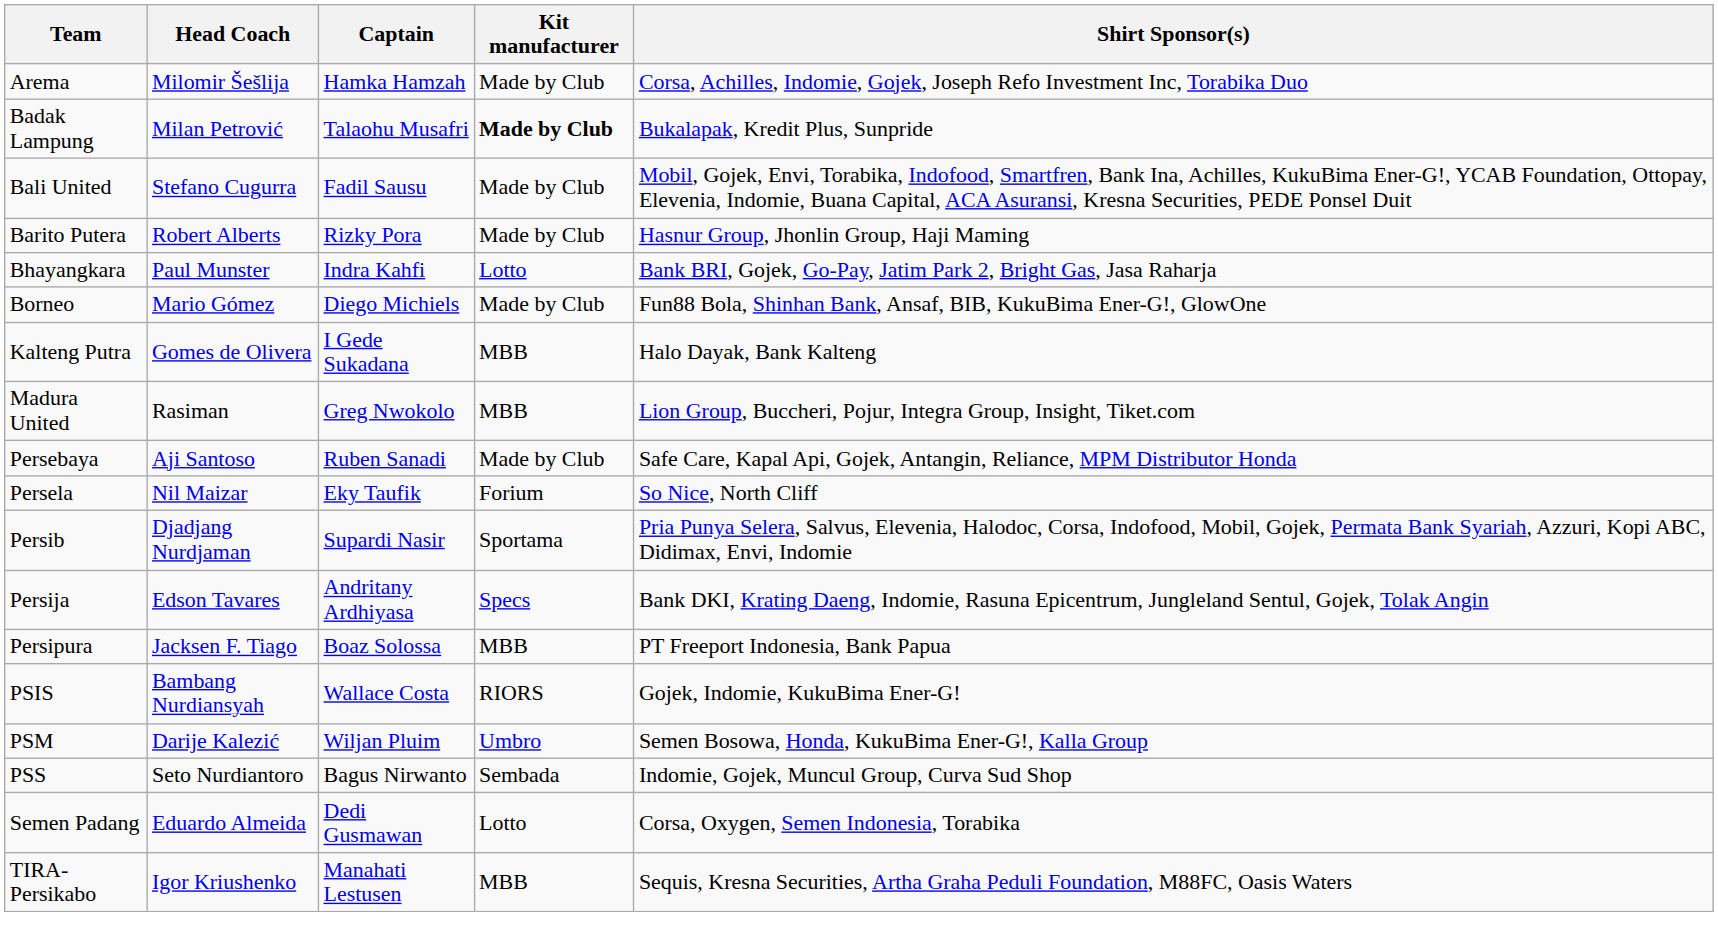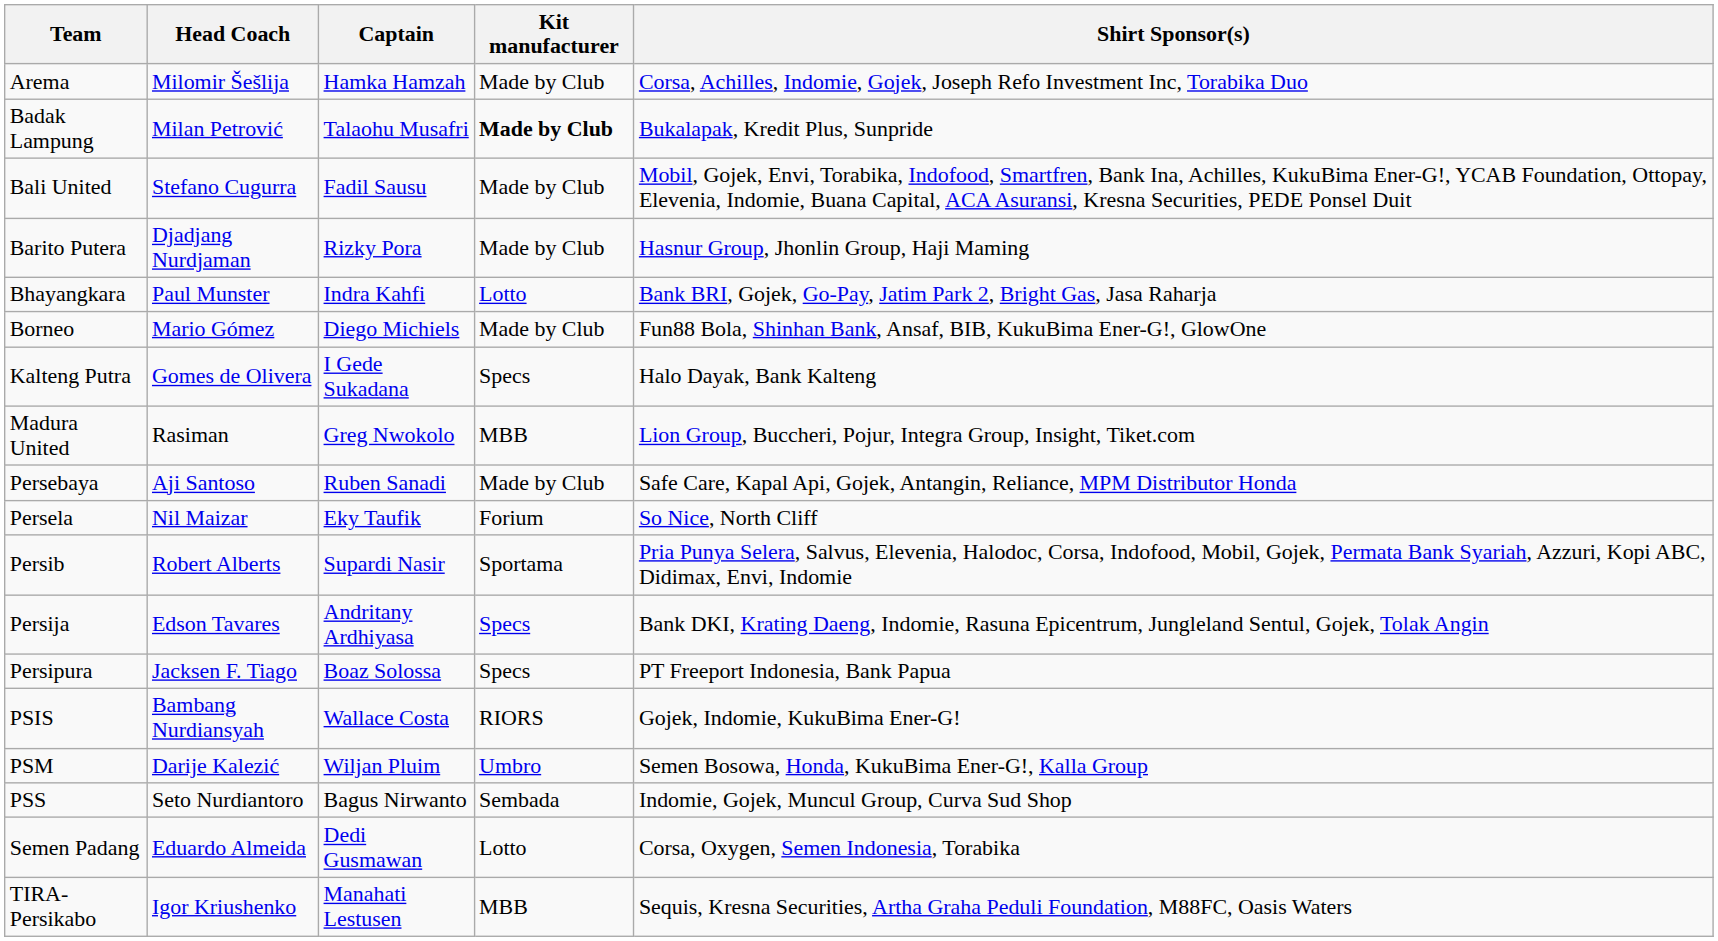(216, 234) Robert Alberts -> (201, 247) Djadjang Nurdjaman
(503, 351) MBB -> (505, 376) Specs
(201, 539) Djadjang Nurdjaman -> (216, 564) Robert Alberts
(503, 646) MBB -> (505, 671) Specs
